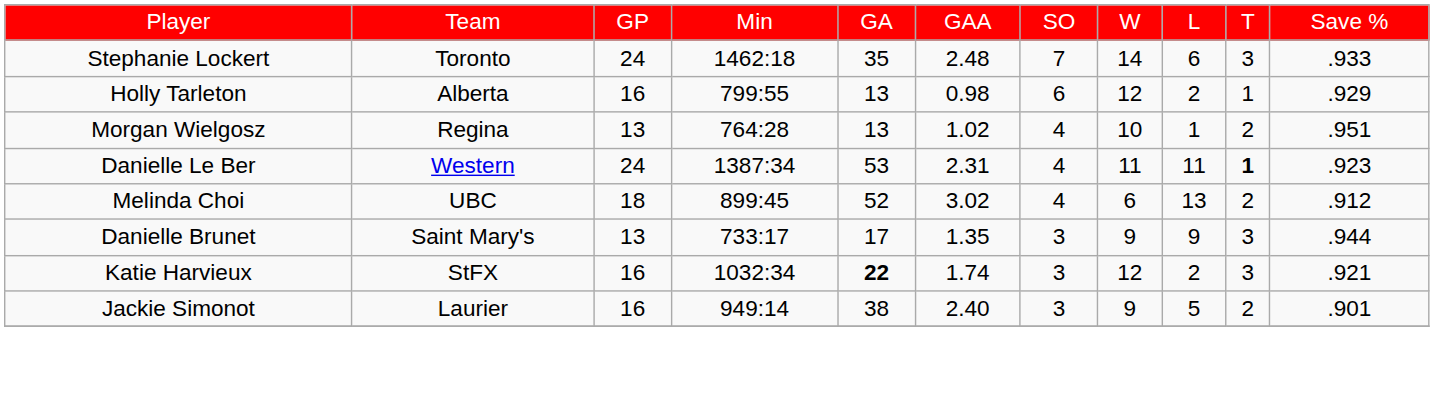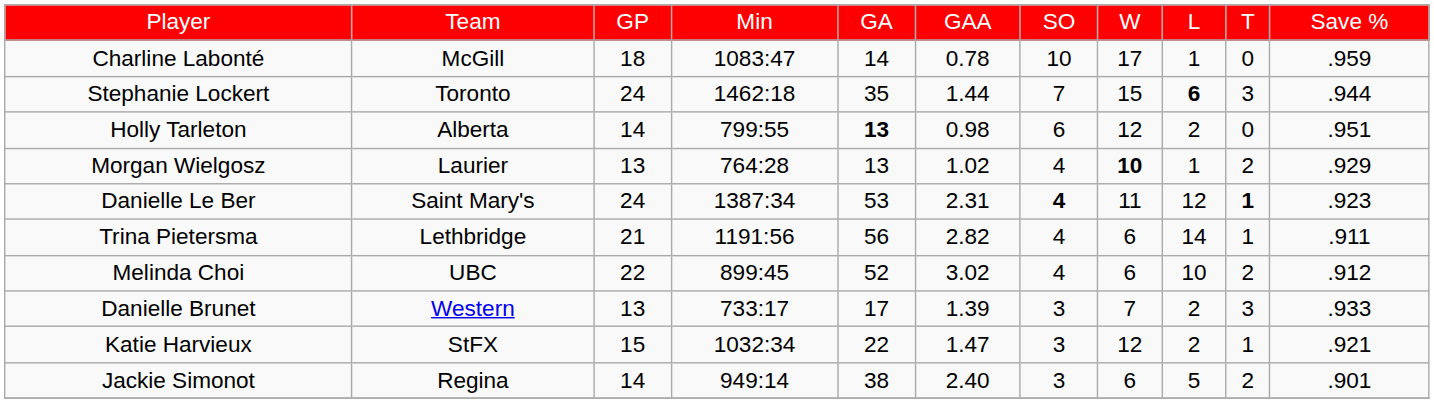+ row: (178, 58)
(968, 58) 2.48 -> (968, 93) 1.44
(1130, 58) 14 -> (1130, 93) 15
(1194, 58) normal -> (1194, 93) bold
(1349, 58) .933 -> (1349, 93) .944
(633, 93) 16 -> (633, 129) 14
(876, 93) normal -> (876, 129) bold
(1248, 93) 1 -> (1248, 129) 0
(1349, 93) .929 -> (1349, 129) .951
(473, 129) Regina -> (473, 165) Laurier
(1130, 129) normal -> (1130, 165) bold
(1349, 129) .951 -> (1349, 165) .929
(473, 165) Western -> (473, 201) Saint Mary's
(1059, 165) normal -> (1059, 201) bold
(1194, 165) 11 -> (1194, 201) 12
+ row: (178, 237)
(633, 201) 18 -> (633, 272) 22
(1194, 201) 13 -> (1194, 272) 10
(473, 237) Saint Mary's -> (473, 308) Western
(968, 237) 1.35 -> (968, 308) 1.39
(1130, 237) 9 -> (1130, 308) 7
(1194, 237) 9 -> (1194, 308) 2
(1349, 237) .944 -> (1349, 308) .933
(633, 272) 16 -> (633, 344) 15
(876, 272) bold -> (876, 344) normal
(968, 272) 1.74 -> (968, 344) 1.47
(1248, 272) 3 -> (1248, 344) 1
(473, 308) Laurier -> (473, 380) Regina
(633, 308) 16 -> (633, 380) 14
(1130, 308) 9 -> (1130, 380) 6
